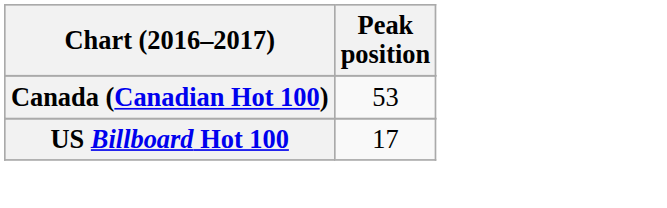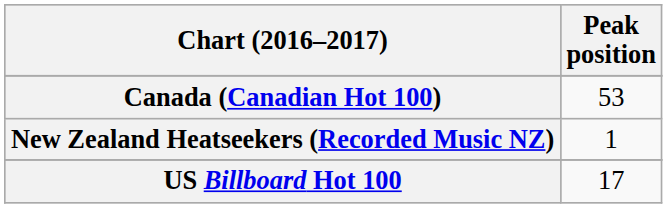+ row: (283, 138)
